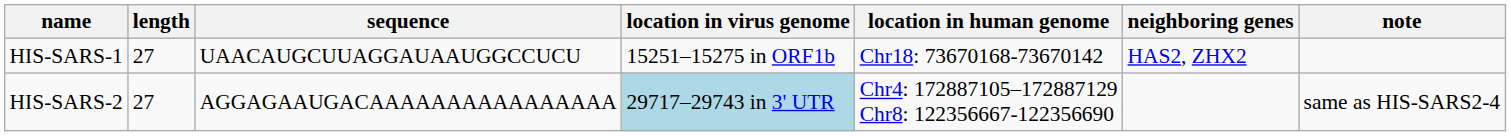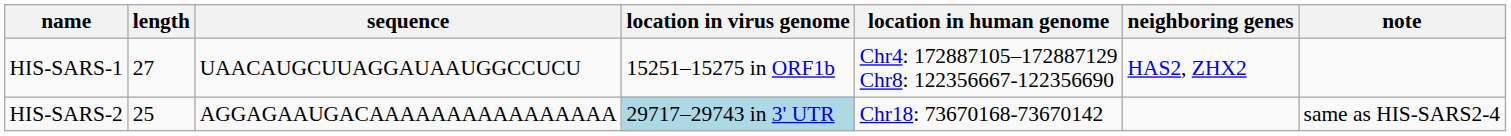(982, 55) Chr18: 73670168-73670142 -> (989, 67) Chr4: 172887105–172887129 Chr8: 122356667-122356690
(143, 101) 27 -> (143, 113) 25
(989, 101) Chr4: 172887105–172887129 Chr8: 122356667-122356690 -> (982, 113) Chr18: 73670168-73670142
